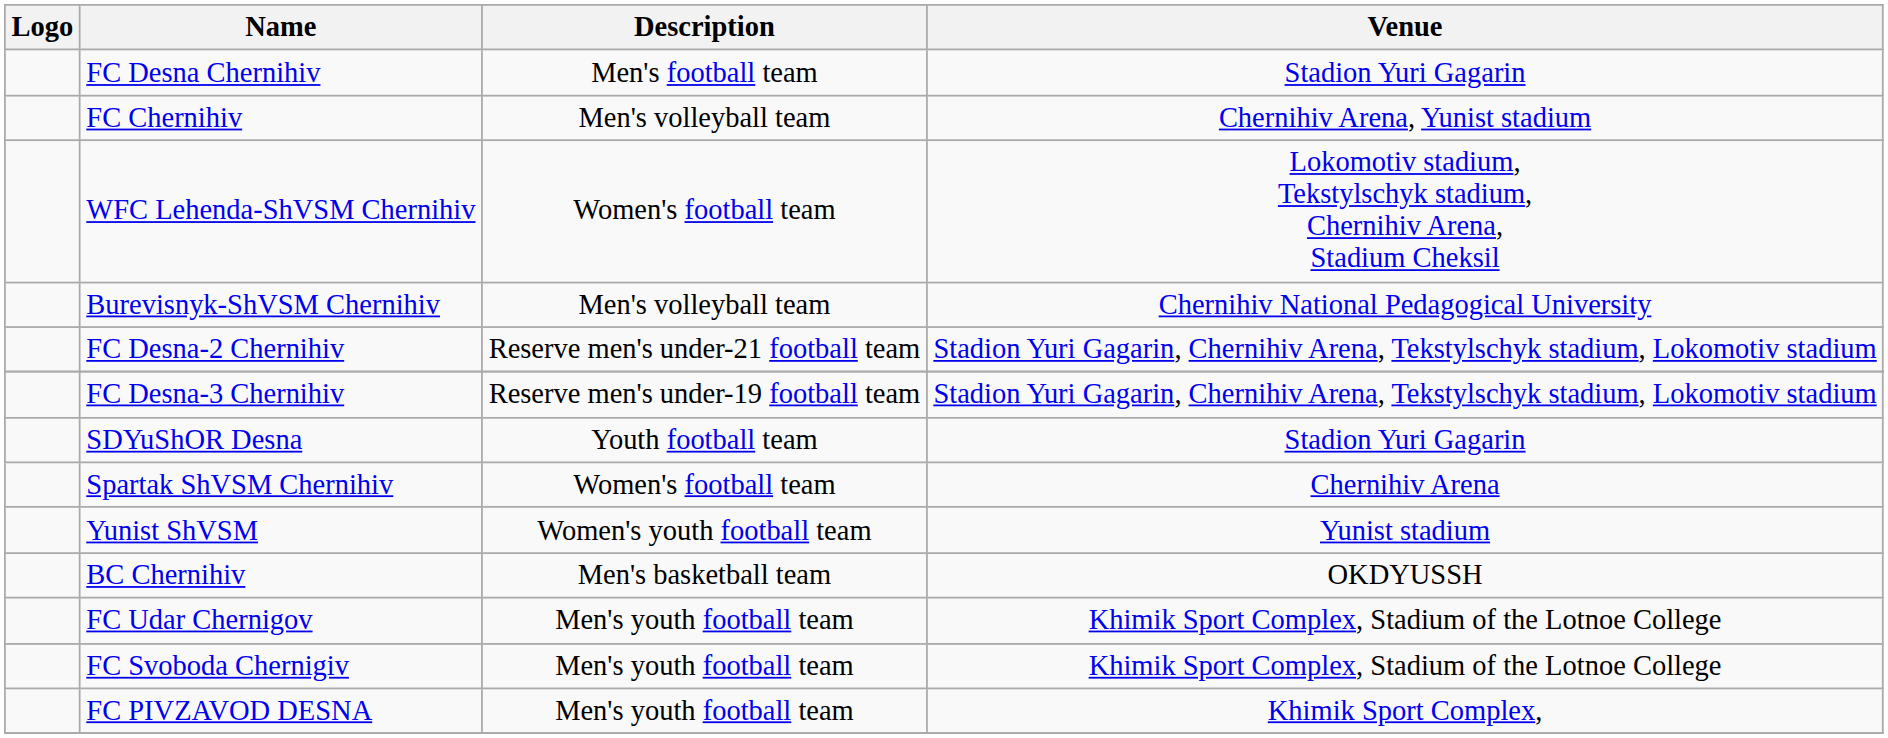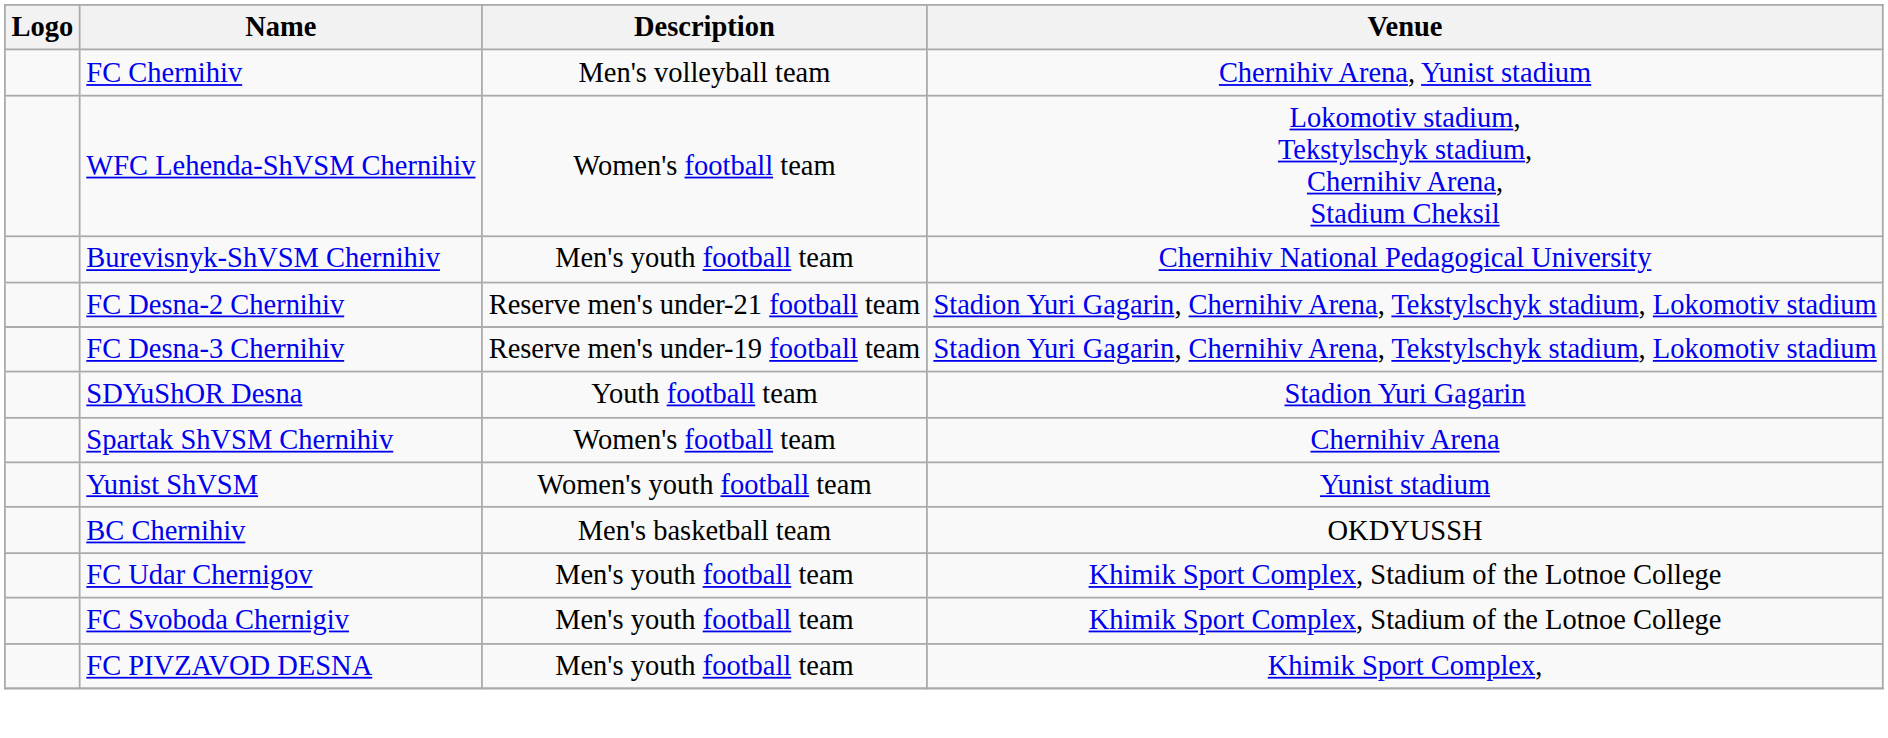- row: (203, 72)
(704, 303) Men's volleyball team -> (704, 258) Men's youth football team
